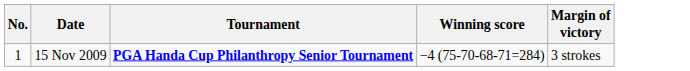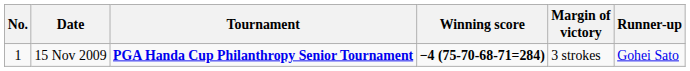+ column: (650, 24)
(482, 55) normal -> (482, 55) bold
